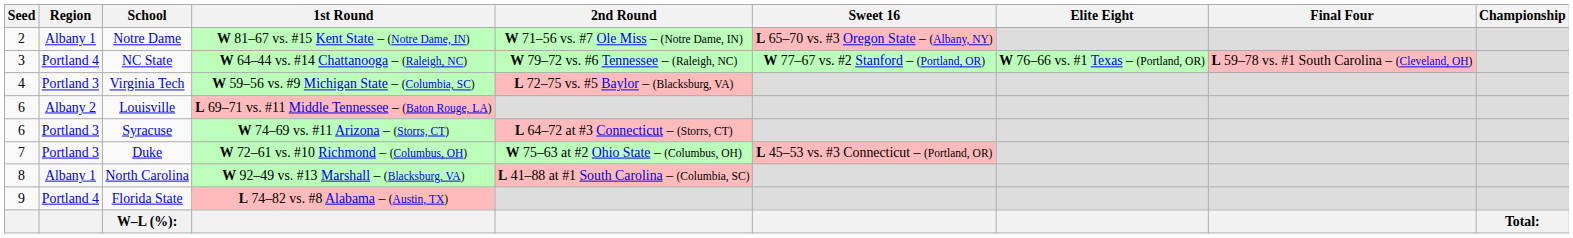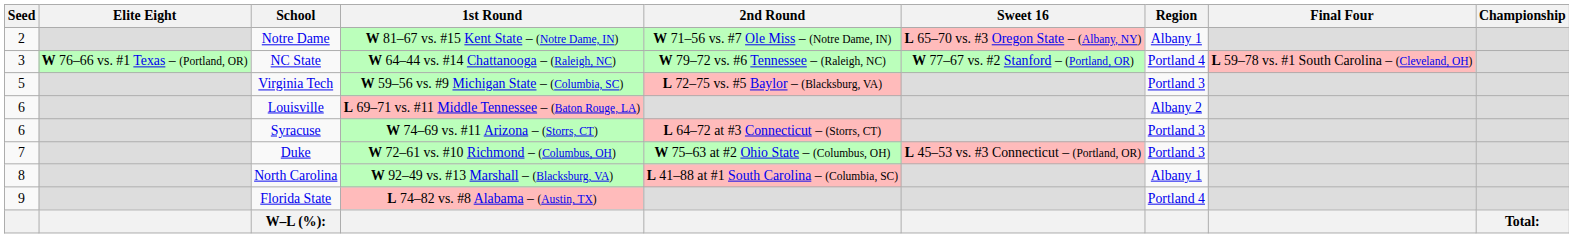columns swapped: (70, 16) <-> (1102, 16)
(22, 84) 4 -> (22, 84) 5
